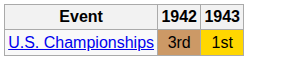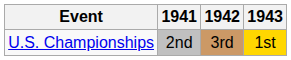+ column: (179, 17)
